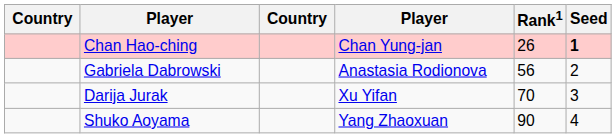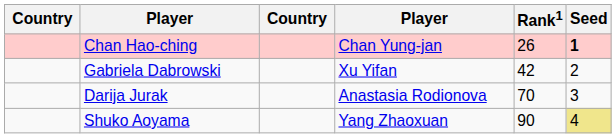(413, 70) Anastasia Rodionova -> (368, 70) Xu Yifan
(526, 70) 56 -> (526, 70) 42
(368, 95) Xu Yifan -> (413, 95) Anastasia Rodionova
(574, 120) no background -> (574, 120) khaki background
